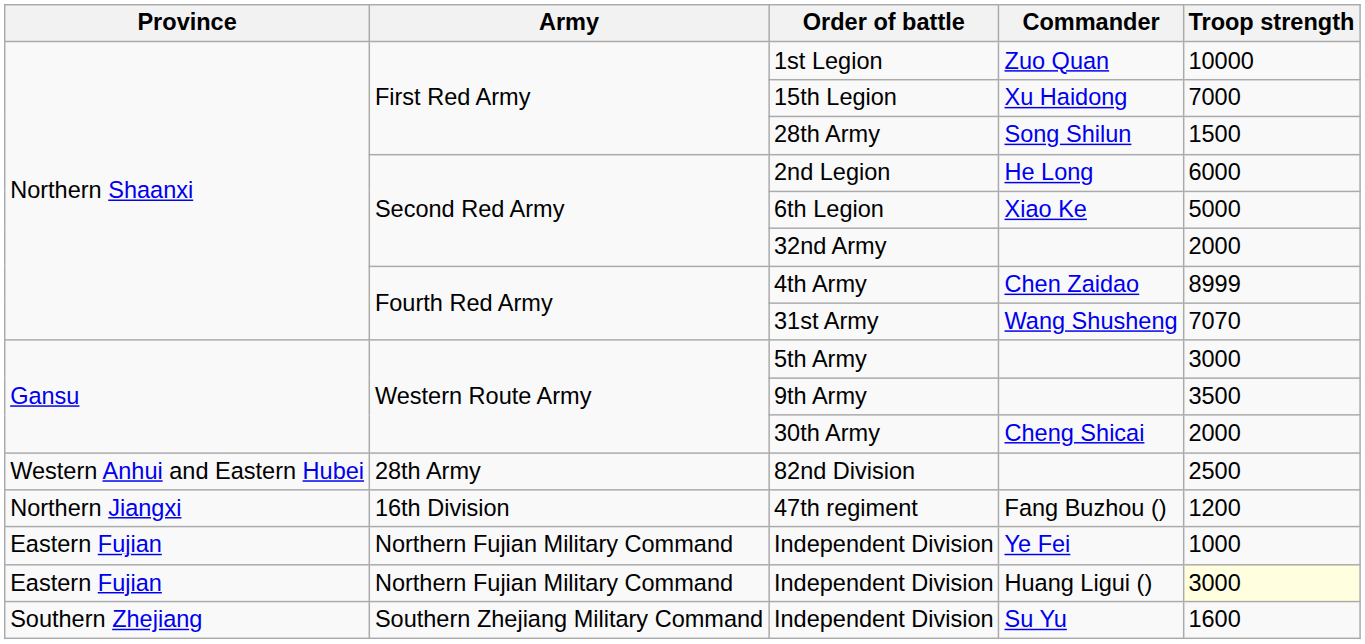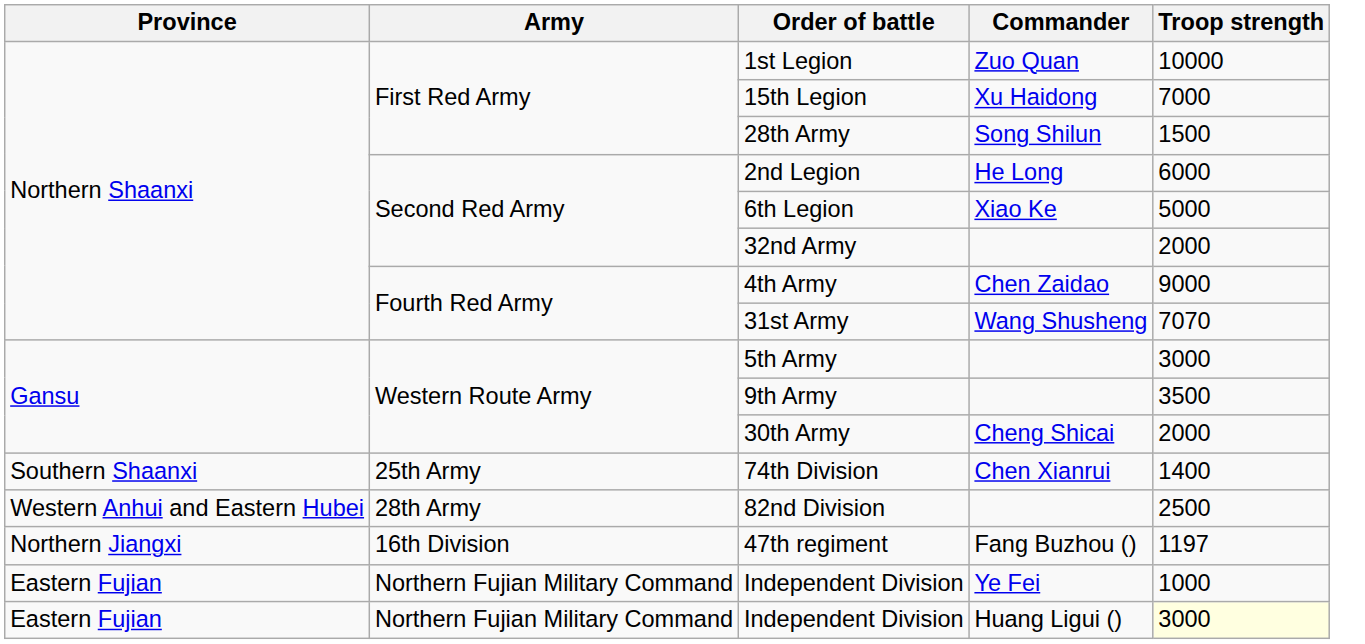(1215, 284) 8999 -> (1184, 284) 9000
+ row: (811, 470)
(1215, 508) 1200 -> (1184, 545) 1197
- row: (884, 619)
